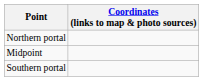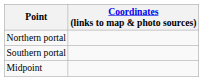rows swapped: (24, 53) <-> (36, 68)
